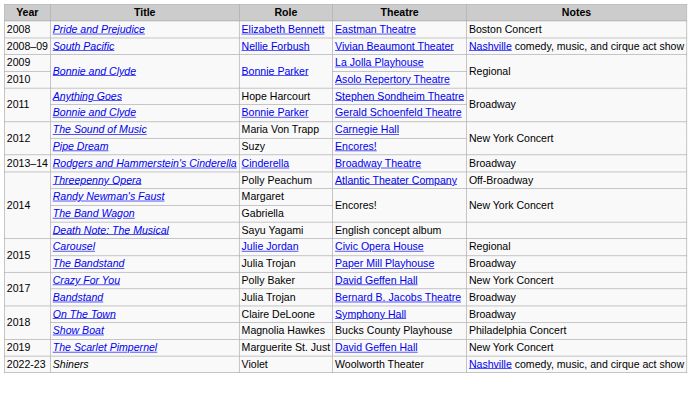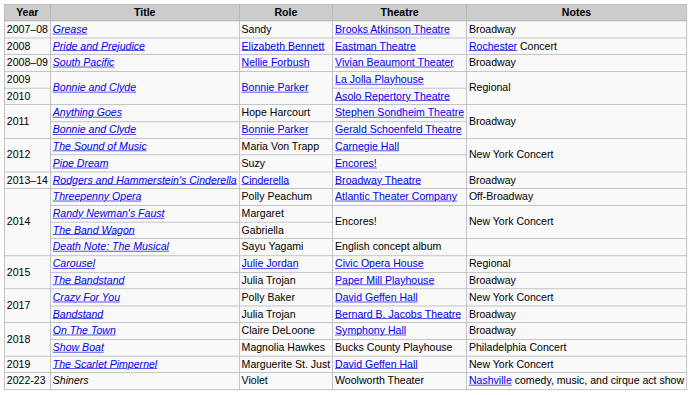+ row: (70, 29)
(505, 29) Boston Concert -> (513, 46) Rochester Concert
(577, 46) Nashville comedy, music, and cirque act show -> (492, 63) Broadway
